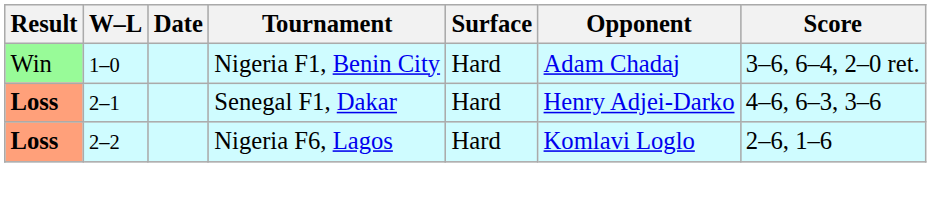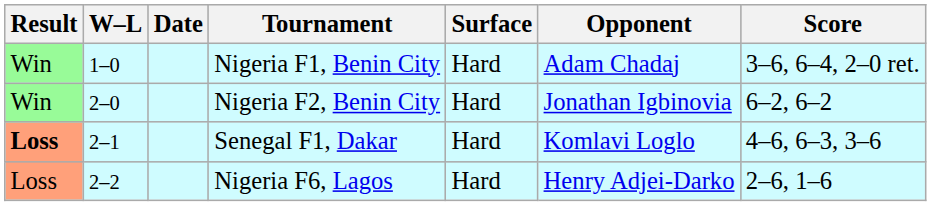+ row: (327, 102)
(639, 102) Henry Adjei-Darko -> (619, 141) Komlavi Loglo
(34, 141) bold -> (34, 180) normal
(619, 141) Komlavi Loglo -> (639, 180) Henry Adjei-Darko
